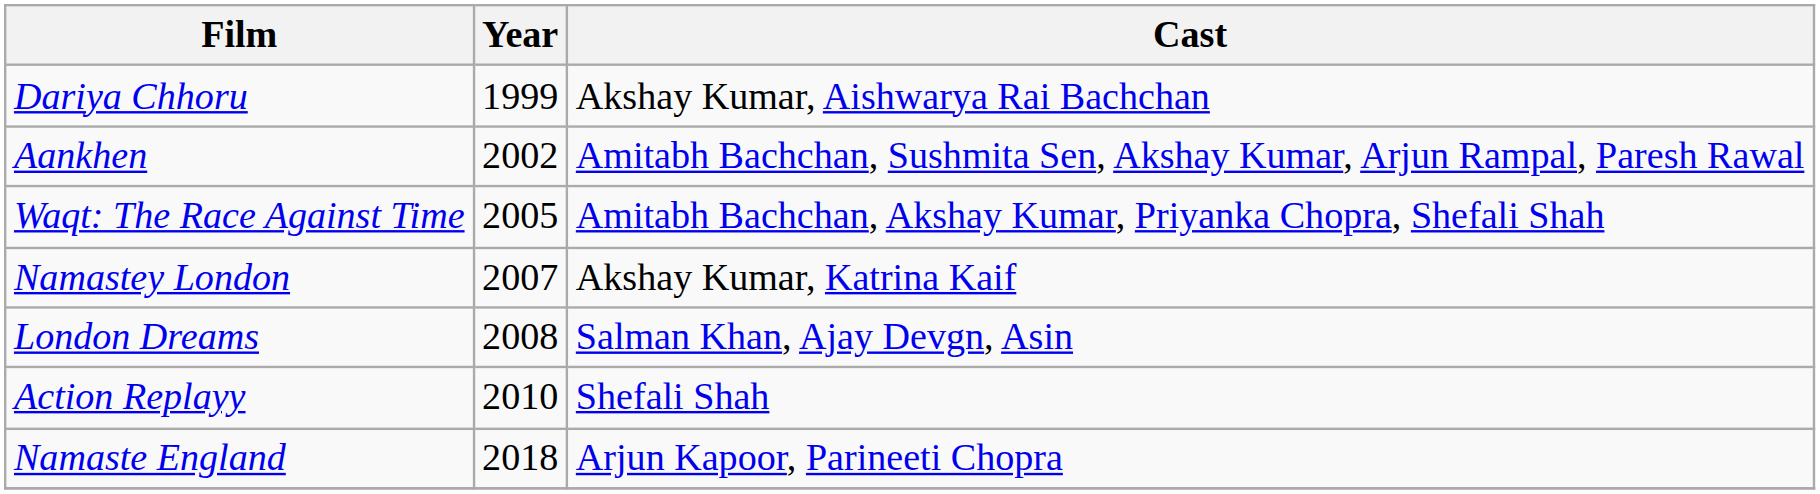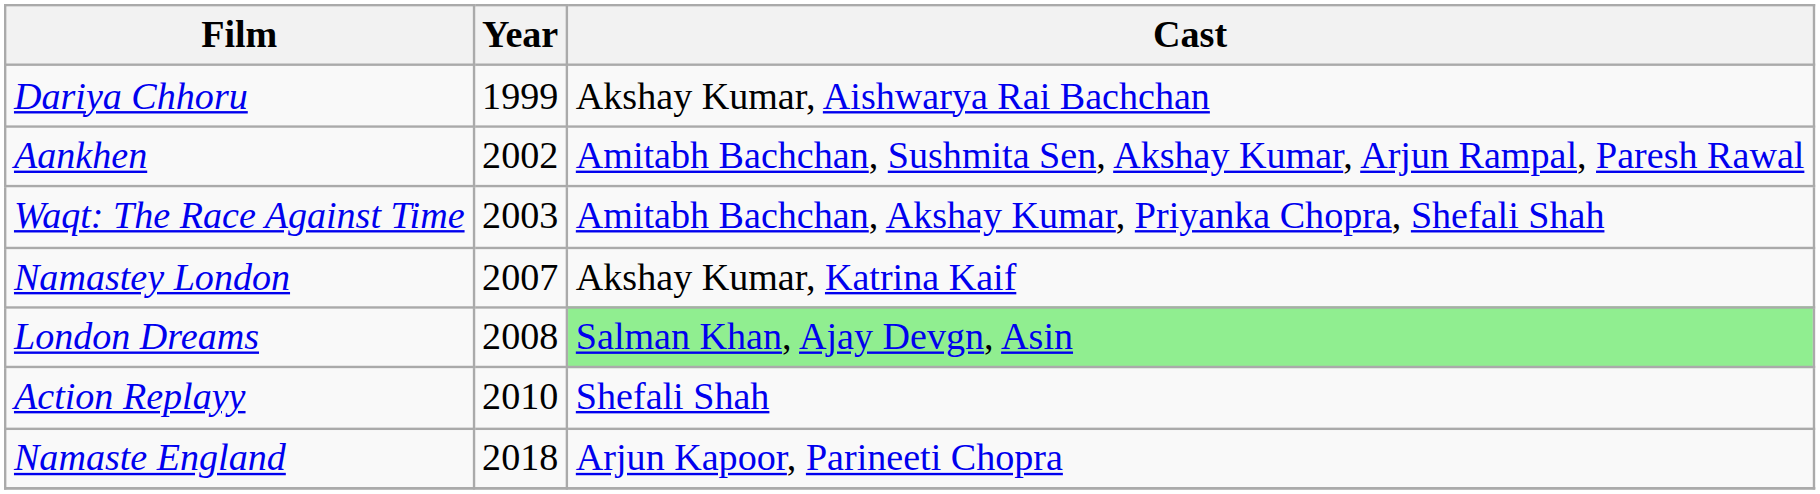(520, 215) 2005 -> (520, 215) 2003
(824, 336) no background -> (824, 336) lightgreen background
